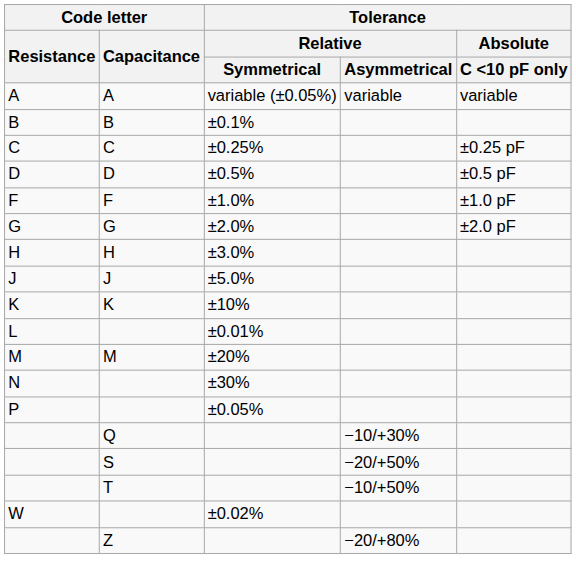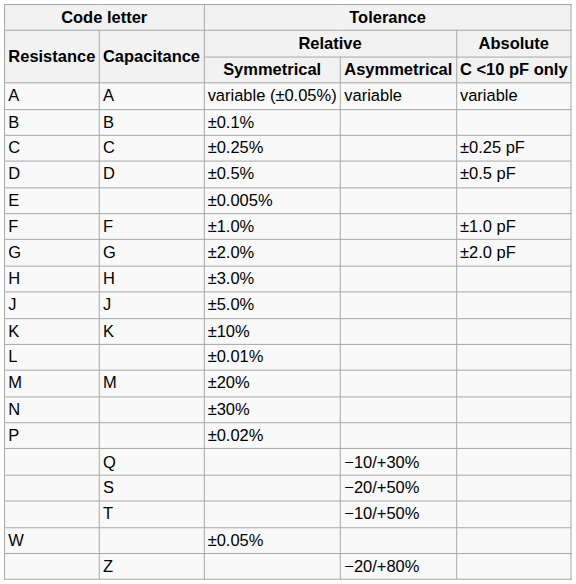+ row: (14, 200)
(236, 409) ±0.05% -> (236, 435) ±0.02%
(236, 514) ±0.02% -> (236, 540) ±0.05%
